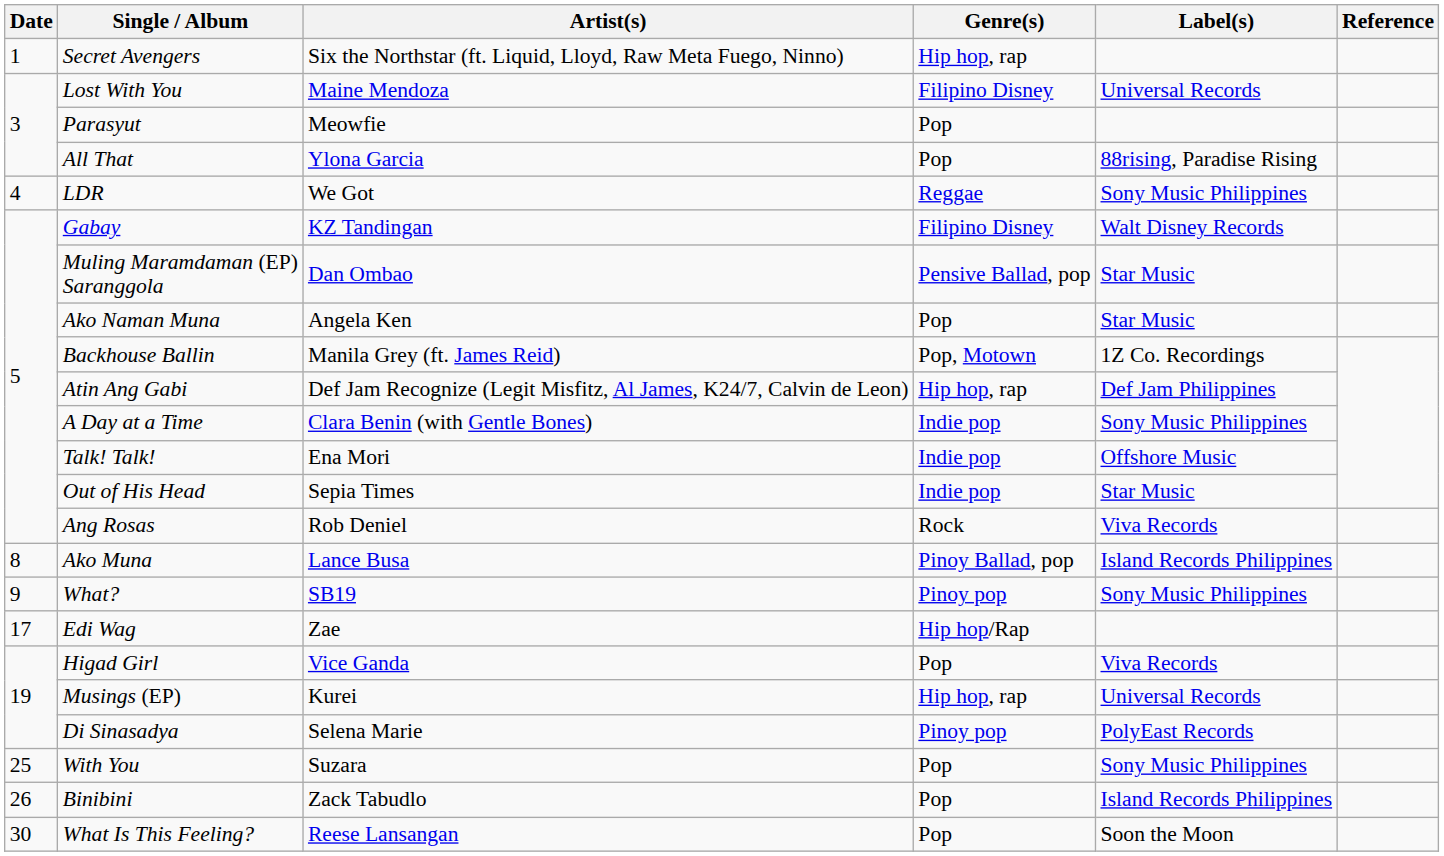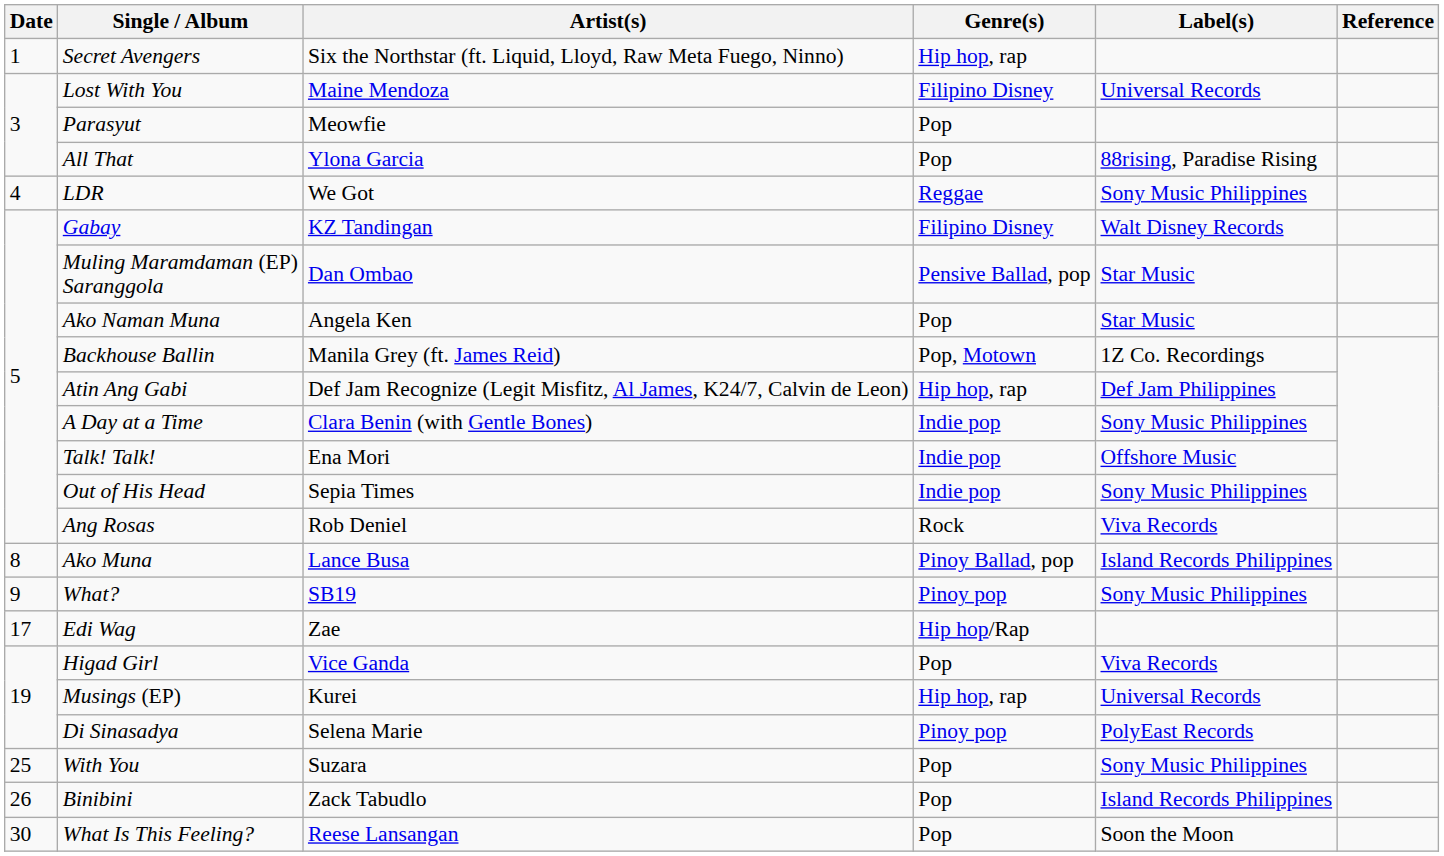(1148, 491) Star Music -> (1204, 491) Sony Music Philippines
